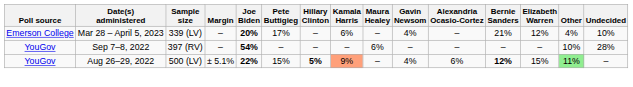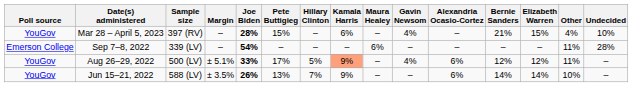(40, 34) Emerson College -> (40, 34) YouGov
(185, 34) 339 (LV) -> (185, 34) 397 (RV)
(249, 34) 20% -> (249, 34) 28%
(281, 34) 17% -> (281, 34) 15%
(540, 34) 12% -> (540, 34) 15%
(40, 48) YouGov -> (40, 48) Emerson College
(185, 48) 397 (RV) -> (185, 48) 339 (LV)
(571, 48) 10% -> (571, 48) 11%
(249, 61) 22% -> (249, 61) 33%
(281, 61) 15% -> (281, 61) 17%
(315, 61) bold -> (315, 61) normal
(503, 61) bold -> (503, 61) normal
(540, 61) 15% -> (540, 61) 12%
(571, 61) lightgreen background -> (571, 61) no background
+ row: (121, 75)
